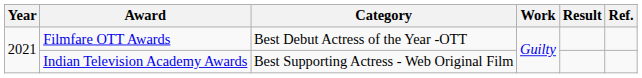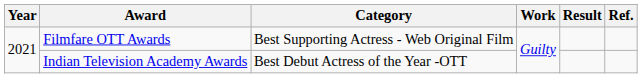(361, 38) Best Debut Actress of the Year -OTT -> (384, 38) Best Supporting Actress - Web Original Film
(384, 61) Best Supporting Actress - Web Original Film -> (361, 61) Best Debut Actress of the Year -OTT
